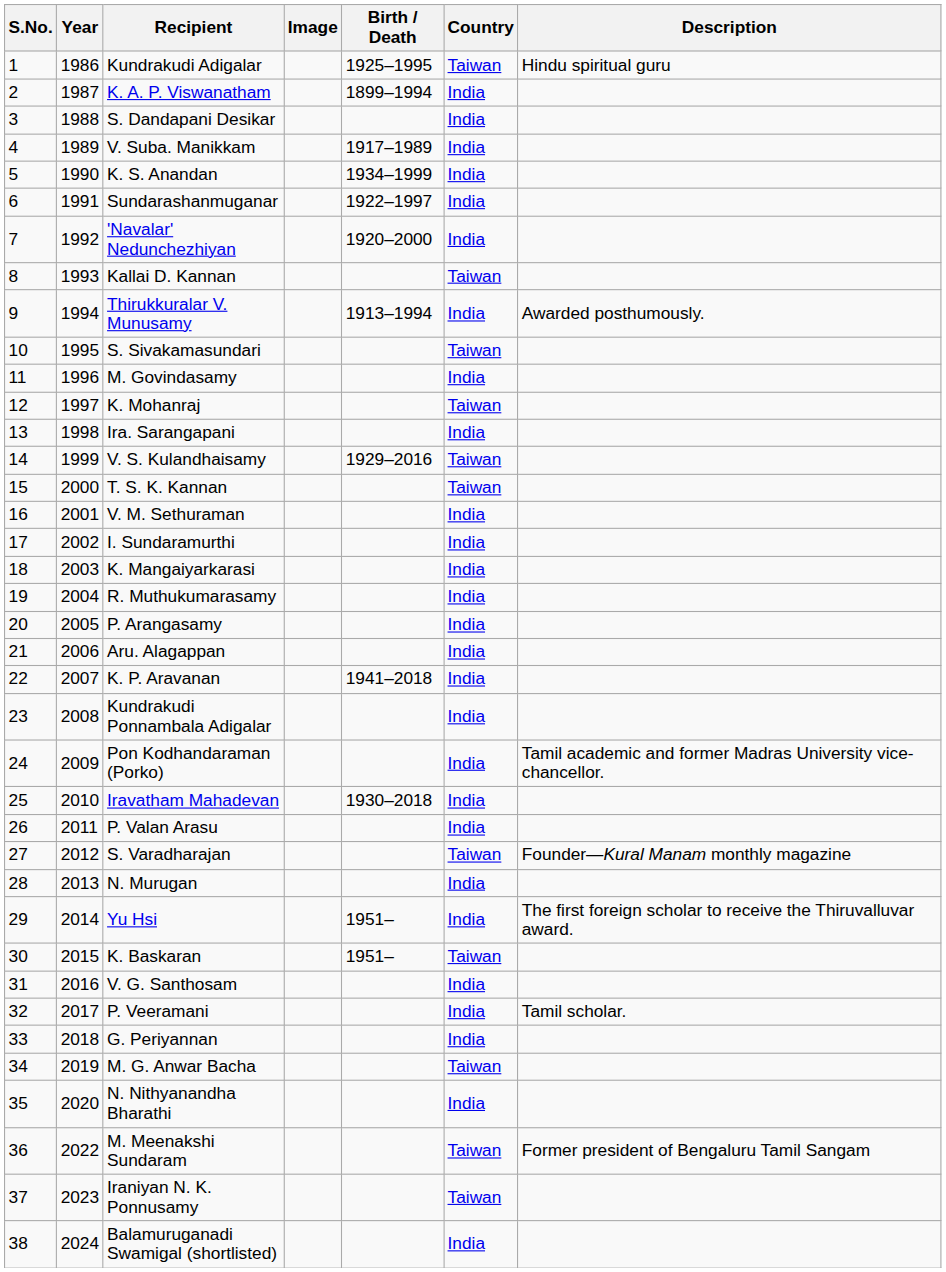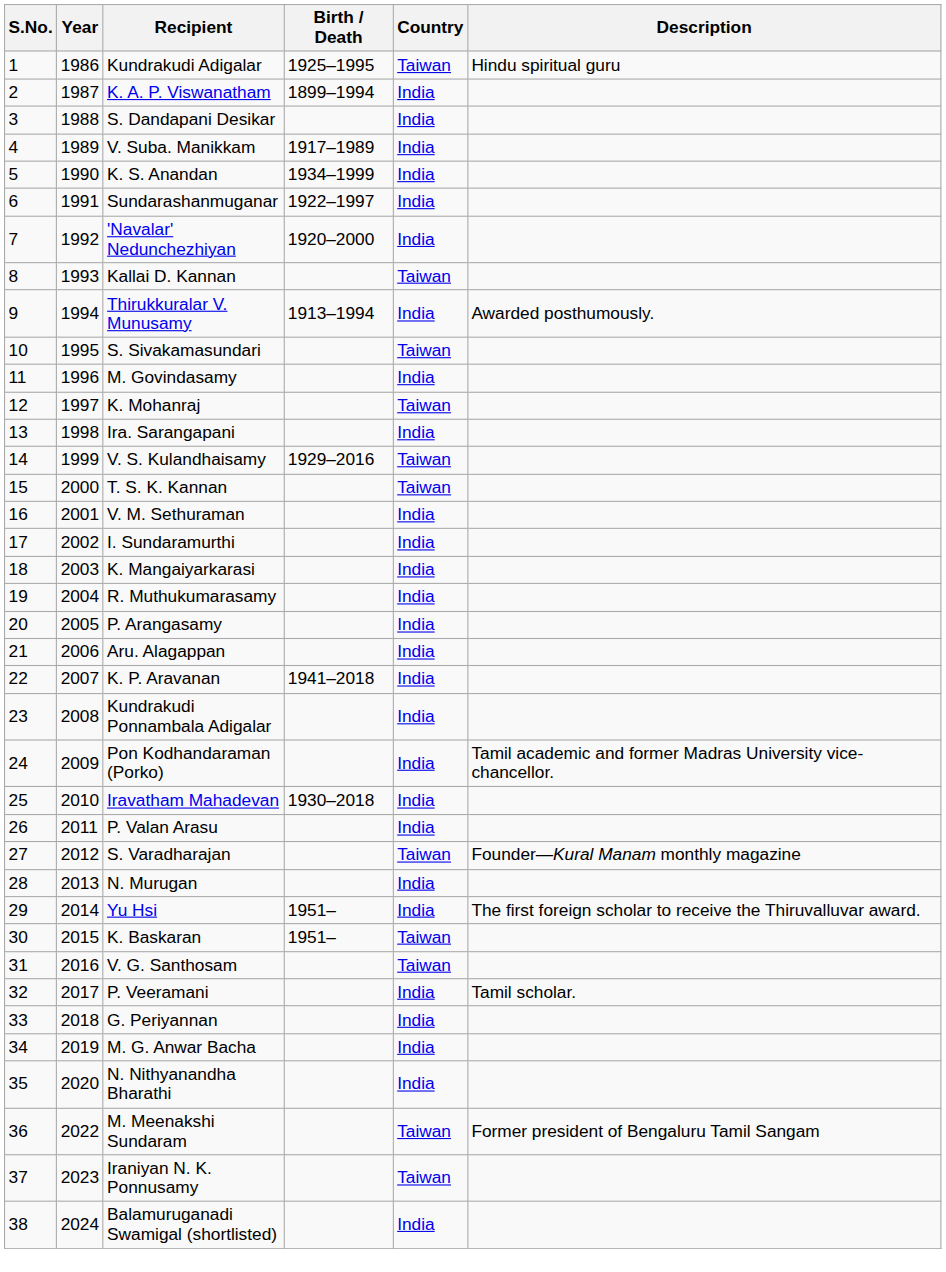- column: (313, 27)
(466, 984) India -> (424, 964) Taiwan
(474, 1066) Taiwan -> (416, 1047) India
